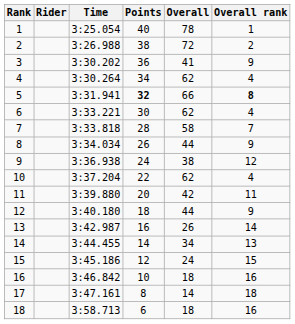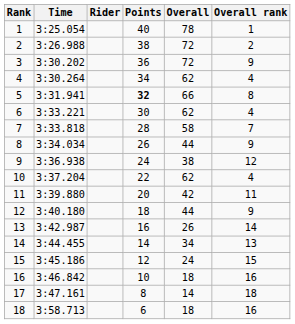columns swapped: (51, 13) <-> (96, 13)
(188, 62) 41 -> (188, 62) 72
(251, 95) bold -> (251, 95) normal
